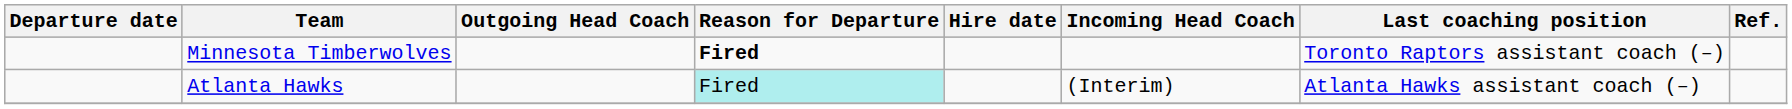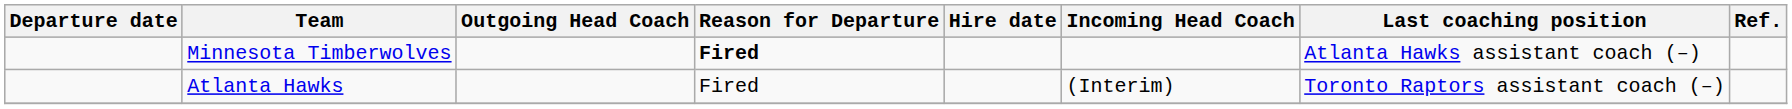(1514, 54) Toronto Raptors assistant coach (–) -> (1502, 54) Atlanta Hawks assistant coach (–)
(729, 86) paleturquoise background -> (729, 86) no background
(1502, 86) Atlanta Hawks assistant coach (–) -> (1514, 86) Toronto Raptors assistant coach (–)
